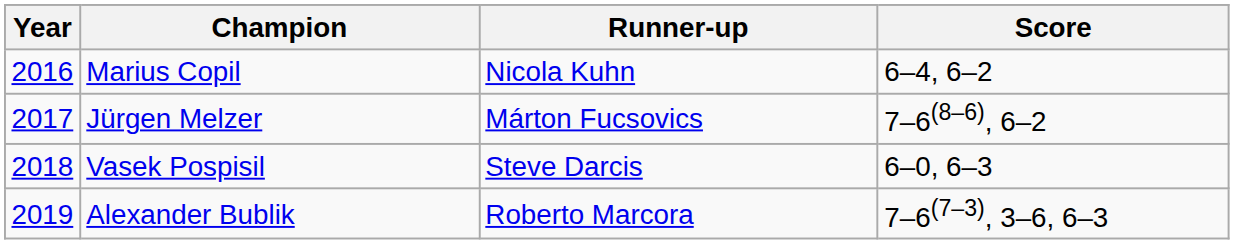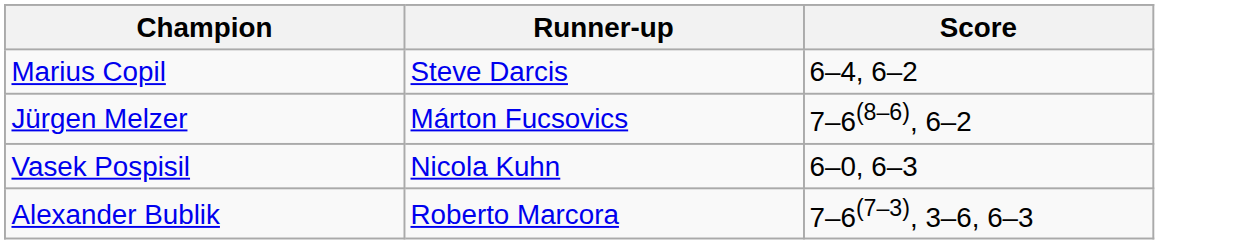- column: (42, 27)
(560, 71) Nicola Kuhn -> (489, 71) Steve Darcis
(564, 166) Steve Darcis -> (485, 166) Nicola Kuhn
